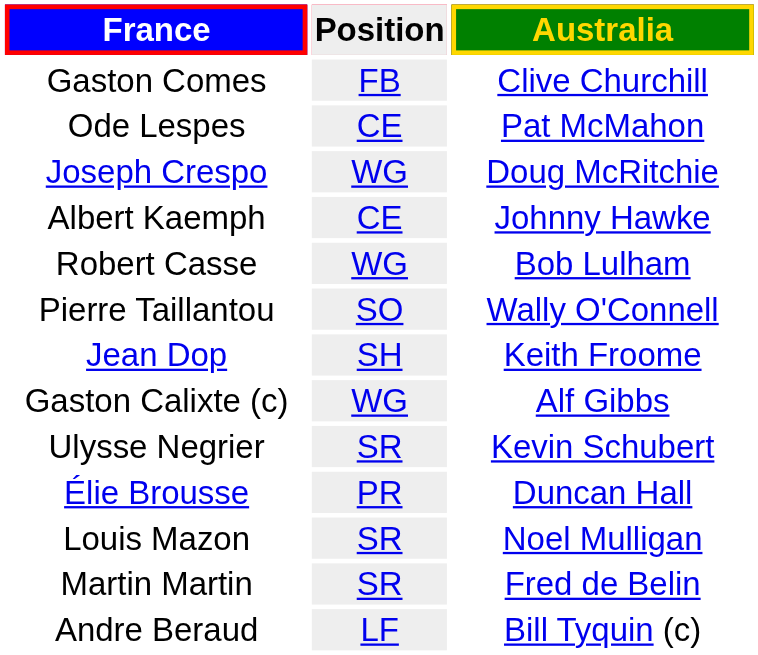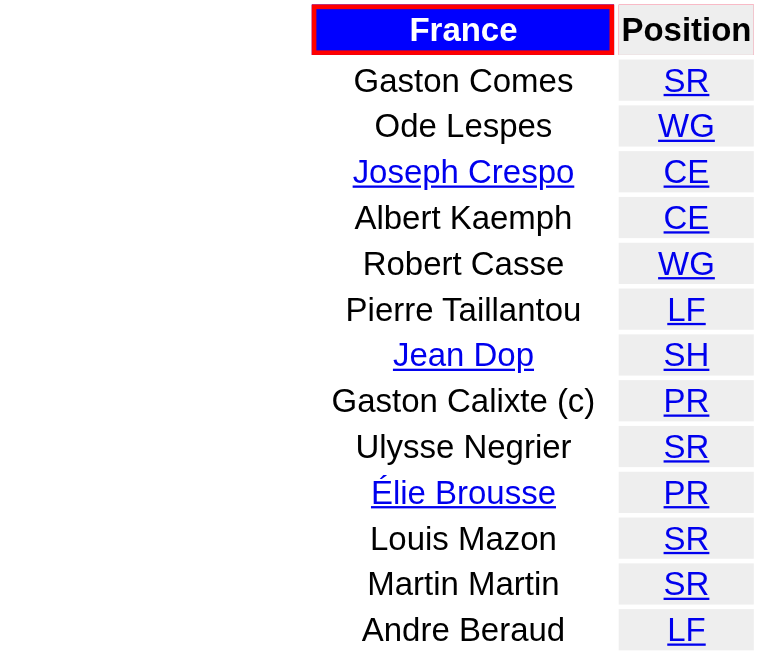- column: (603, 30)
(380, 80) FB -> (686, 80) SR
(380, 126) CE -> (686, 126) WG
(380, 172) WG -> (686, 172) CE
(380, 309) SO -> (686, 309) LF
(380, 401) WG -> (686, 401) PR
